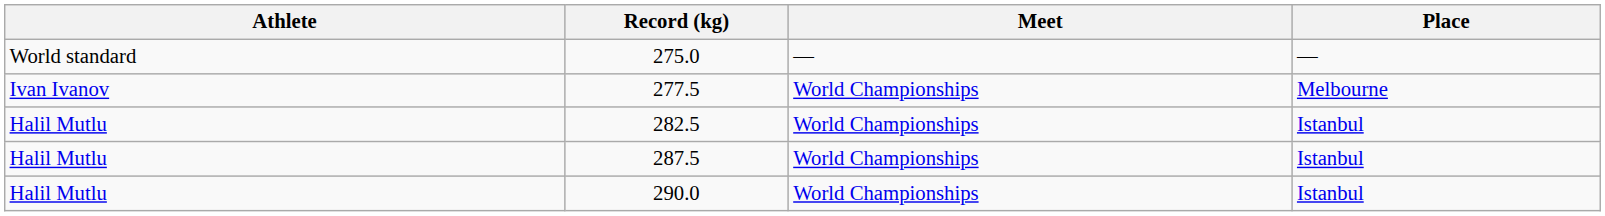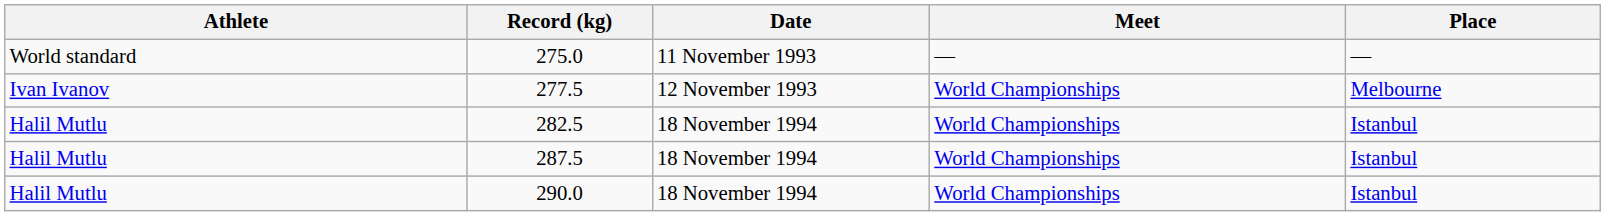+ column: (791, 21)
